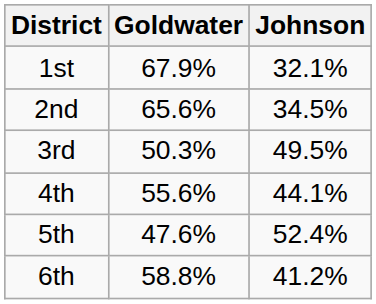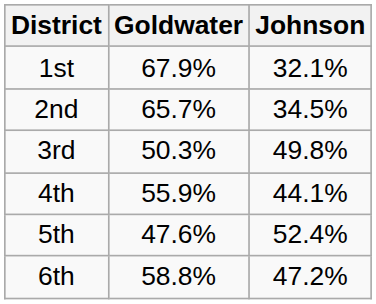(179, 109) 65.6% -> (179, 109) 65.7%
(310, 151) 49.5% -> (310, 151) 49.8%
(179, 192) 55.6% -> (179, 192) 55.9%
(310, 276) 41.2% -> (310, 276) 47.2%
